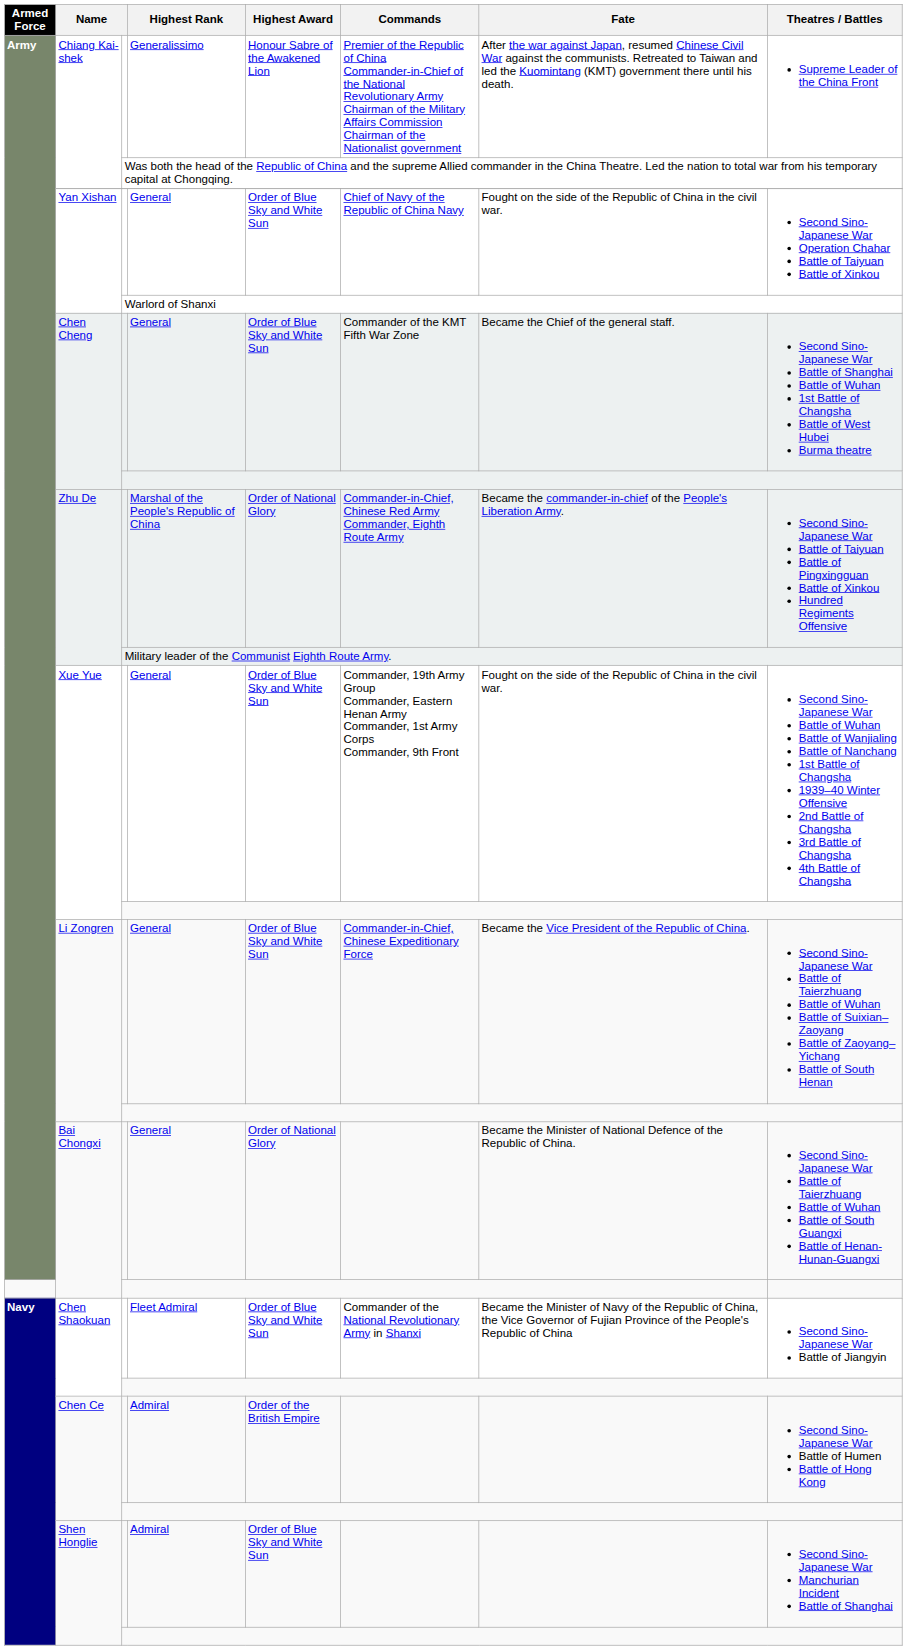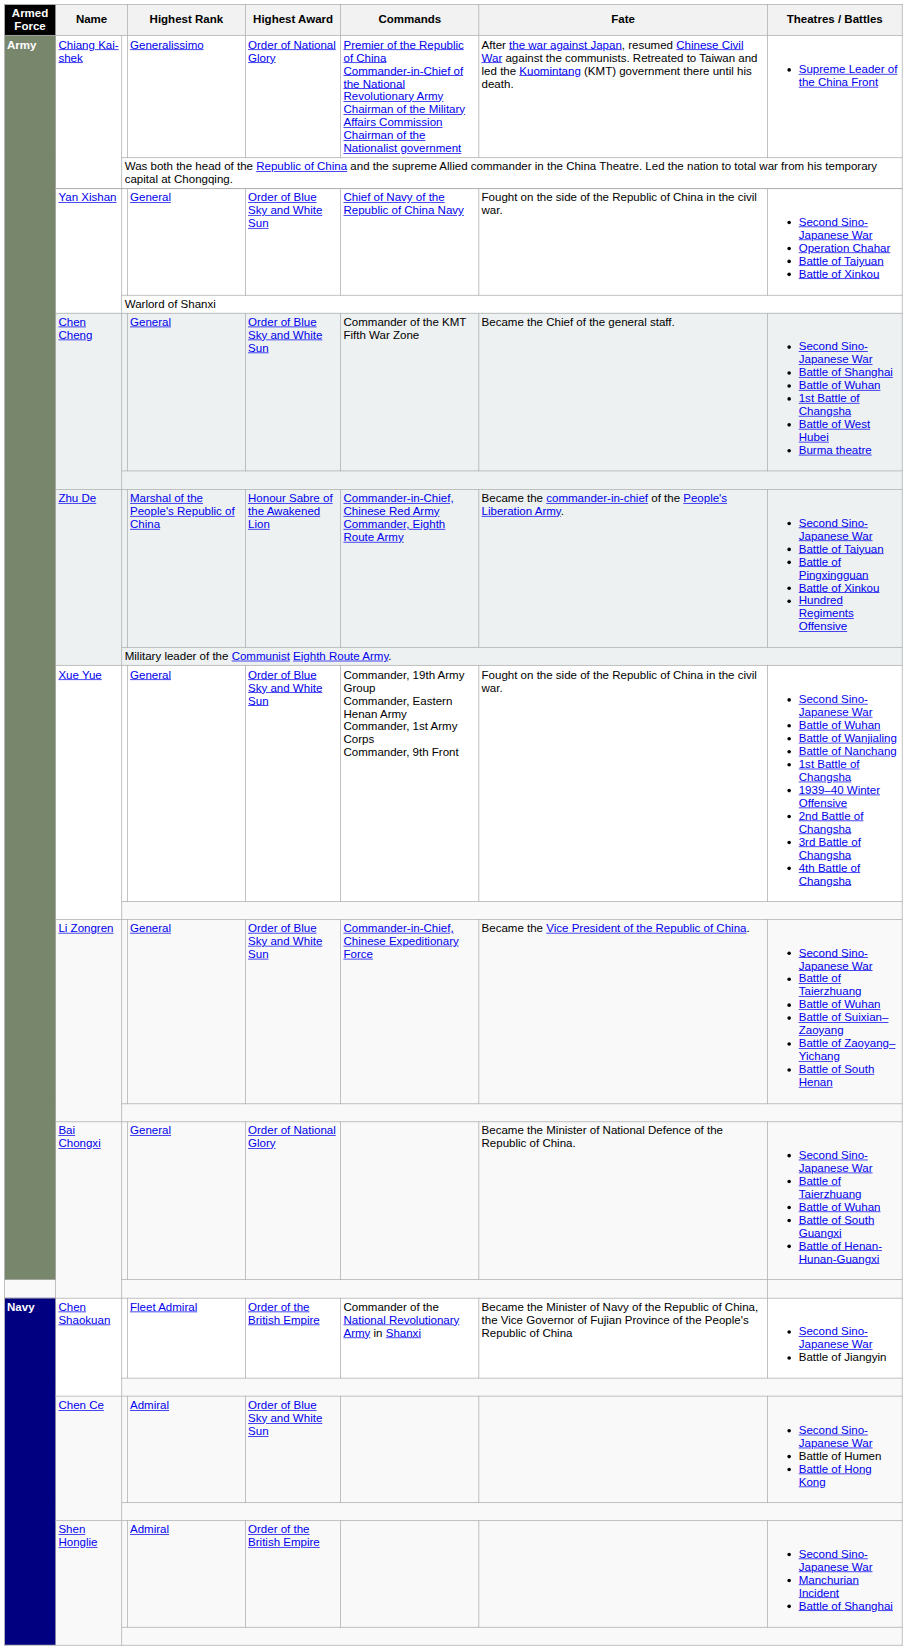(290, 57) Honour Sabre of the Awakened Lion -> (292, 51) Order of National Glory
(292, 505) Order of National Glory -> (290, 511) Honour Sabre of the Awakened Lion
(285, 1320) Order of Blue Sky and White Sun -> (284, 1313) Order of the British Empire
(284, 1412) Order of the British Empire -> (285, 1418) Order of Blue Sky and White Sun
(285, 1543) Order of Blue Sky and White Sun -> (284, 1536) Order of the British Empire
